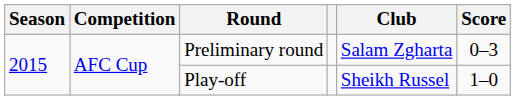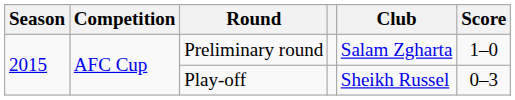(484, 49) 0–3 -> (484, 49) 1–0
(484, 79) 1–0 -> (484, 79) 0–3
